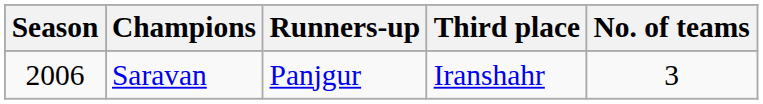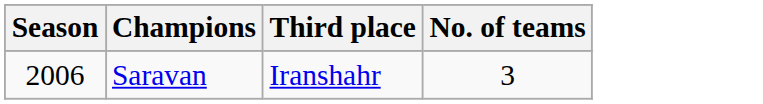- column: (345, 27)
